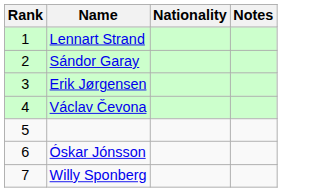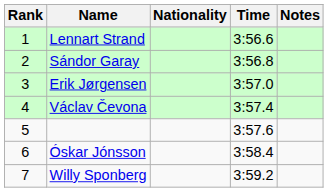+ column: (253, 15)
